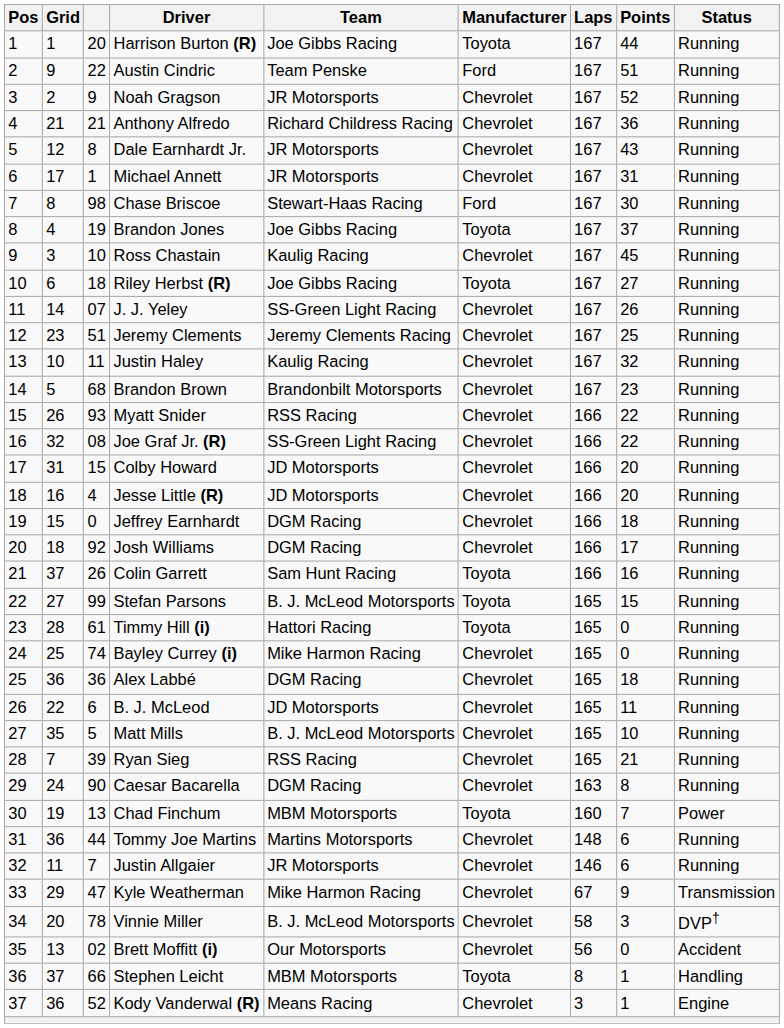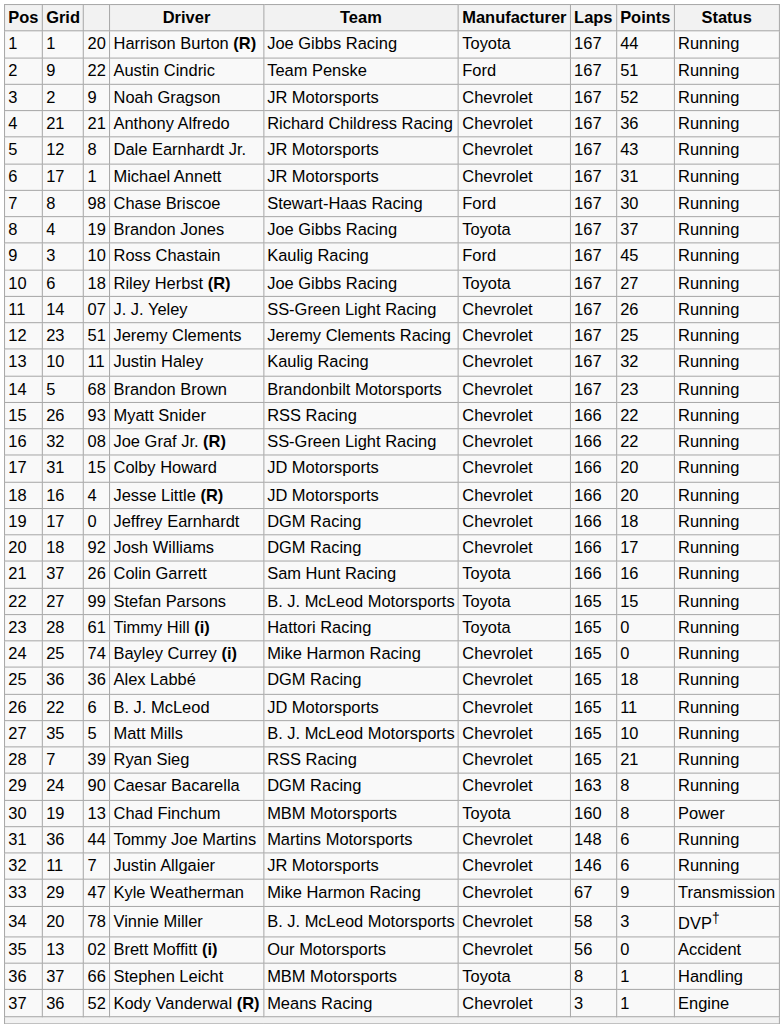(497, 256) Chevrolet -> (479, 256) Ford
(55, 521) 15 -> (55, 521) 17
(625, 812) 7 -> (625, 812) 8
